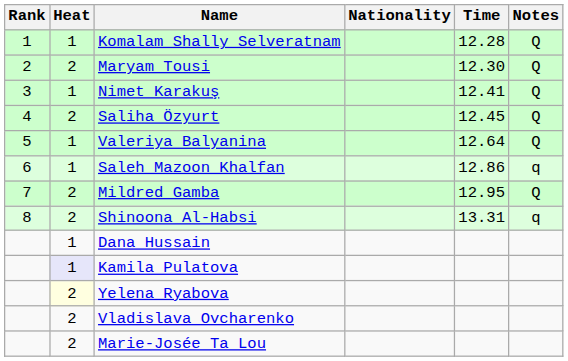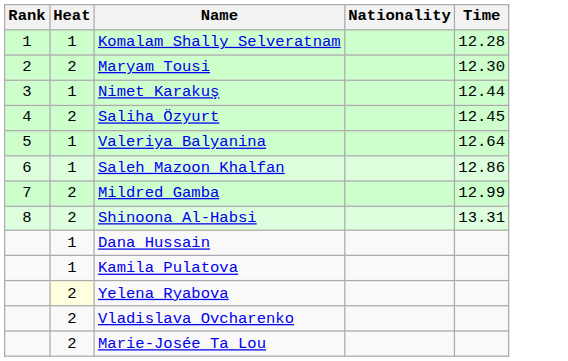- column: (536, 18)
(482, 93) 12.41 -> (482, 93) 12.44
(482, 193) 12.95 -> (482, 193) 12.99
(72, 269) lavender background -> (72, 269) no background
